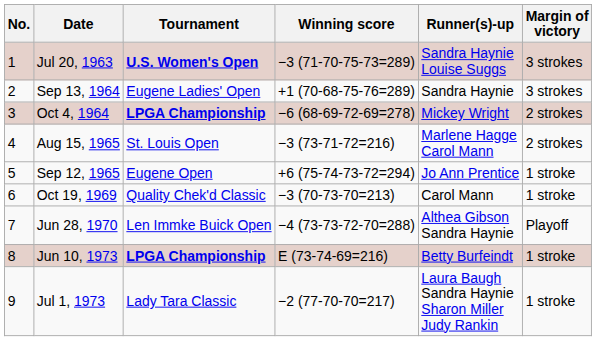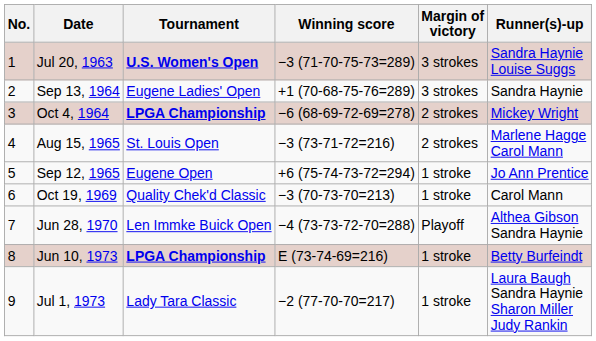columns swapped: (557, 24) <-> (470, 24)
